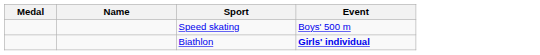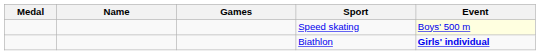+ column: (236, 12)
(324, 27) no background -> (444, 27) lightyellow background
